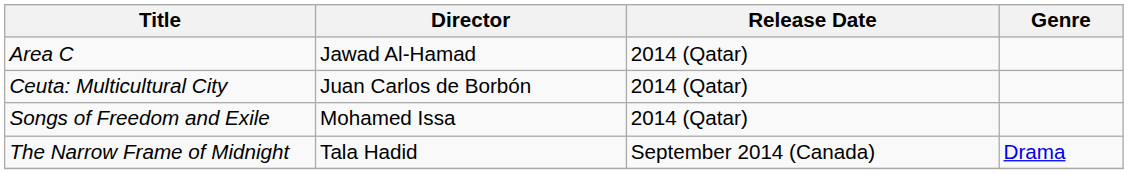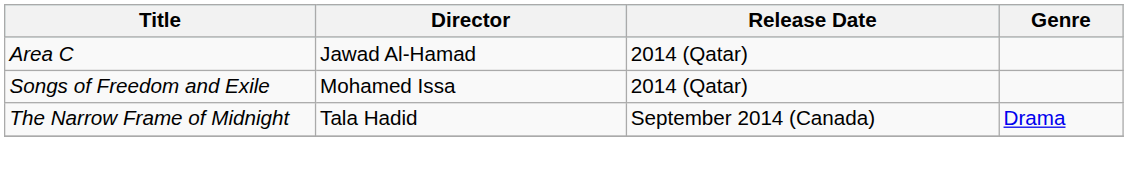- row: (118, 86)
